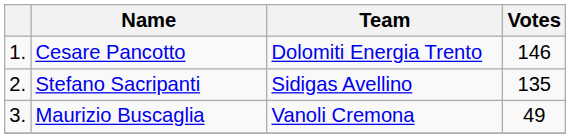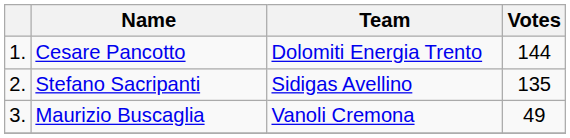(534, 52) 146 -> (534, 52) 144
